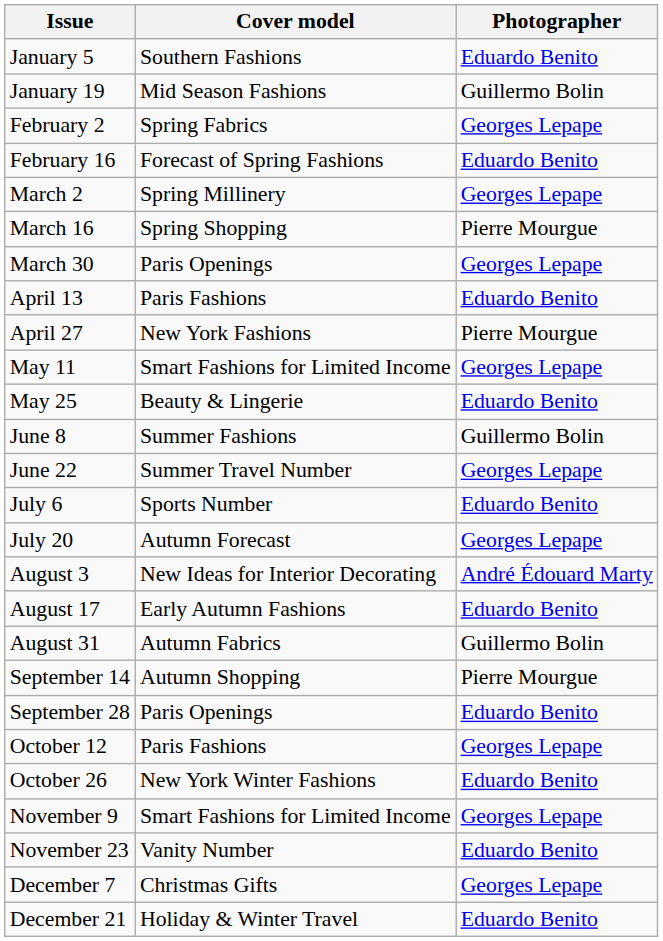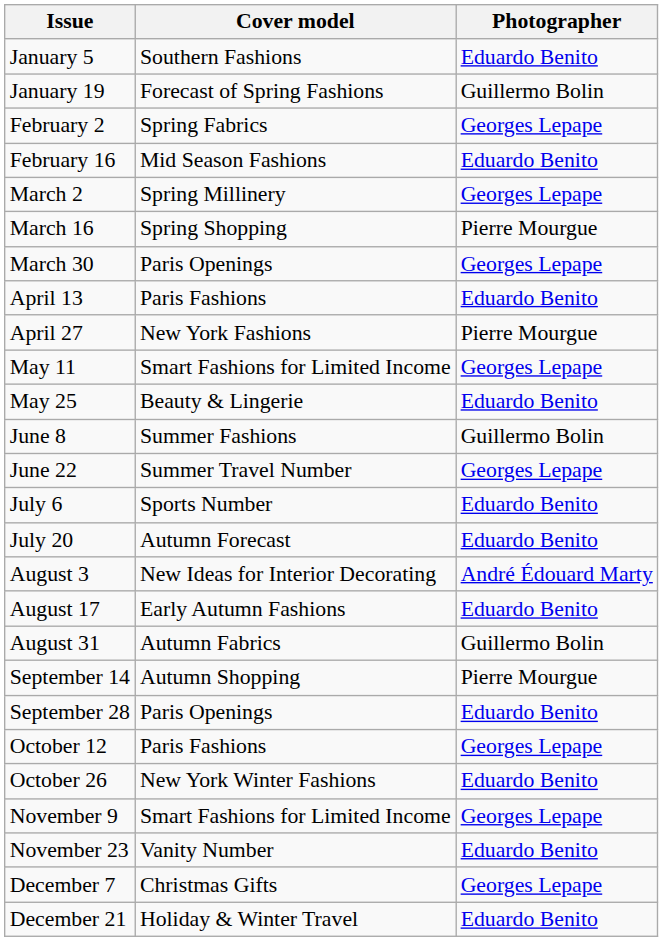(233, 90) Mid Season Fashions -> (262, 90) Forecast of Spring Fashions
(262, 159) Forecast of Spring Fashions -> (233, 159) Mid Season Fashions
(531, 539) Georges Lepape -> (529, 539) Eduardo Benito
